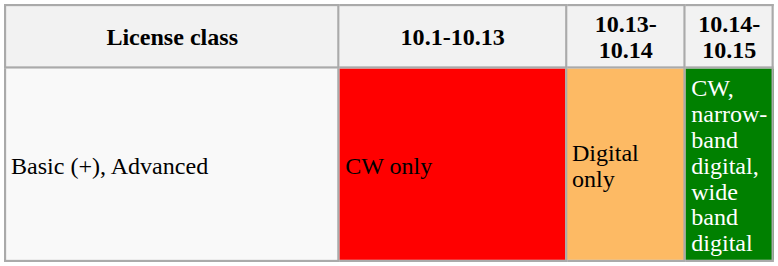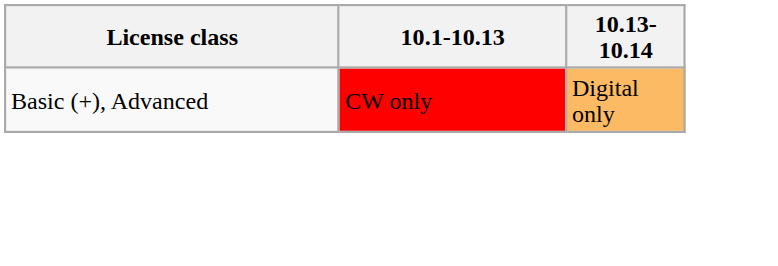- column: (729, 37)
